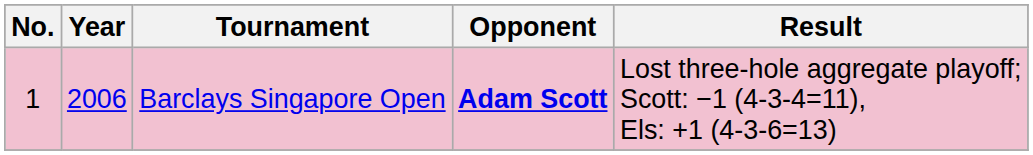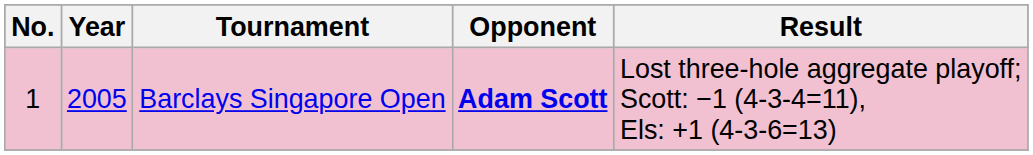(97, 99) 2006 -> (97, 99) 2005
